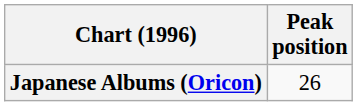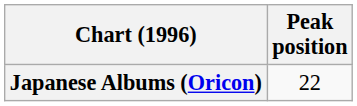(310, 82) 26 -> (310, 82) 22
